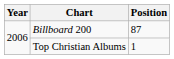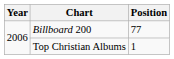(136, 29) 87 -> (136, 29) 77
